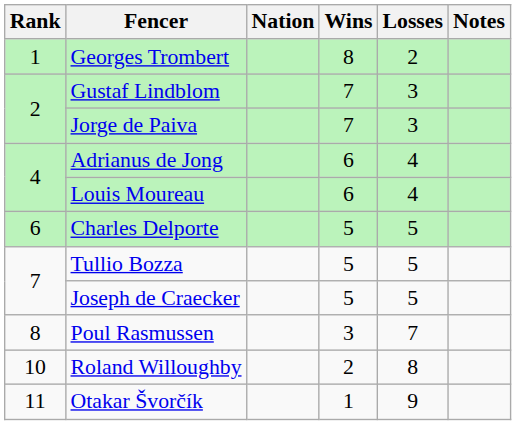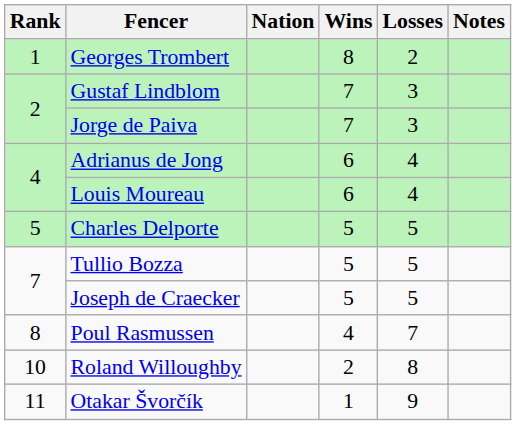(35, 228) 6 -> (35, 228) 5
(348, 332) 3 -> (348, 332) 4
